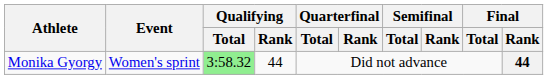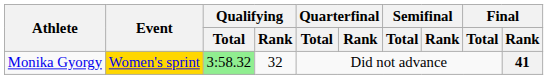(154, 62) no background -> (154, 62) gold background
(275, 62) 44 -> (275, 62) 32
(522, 62) 44 -> (522, 62) 41
